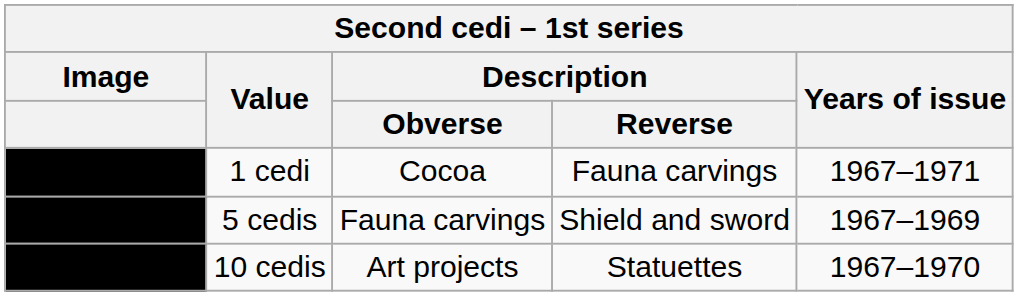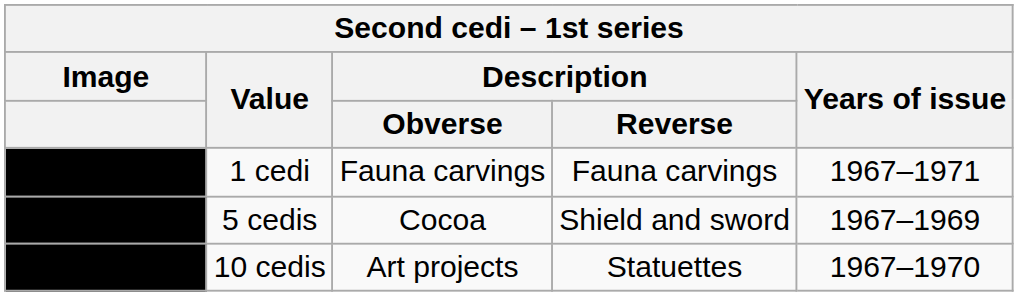(442, 171) Cocoa -> (442, 171) Fauna carvings
(442, 219) Fauna carvings -> (442, 219) Cocoa
